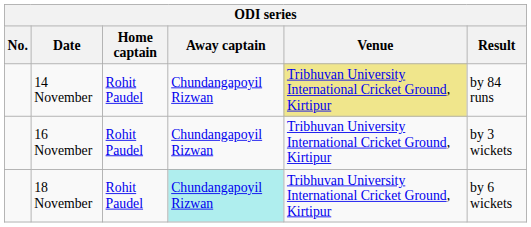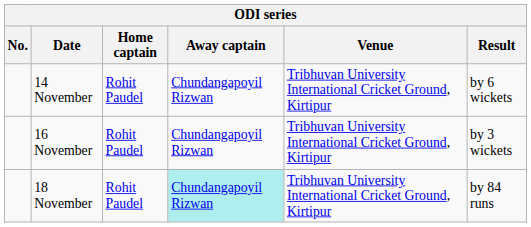(369, 90) khaki background -> (369, 90) no background
(486, 90) by 84 runs -> (491, 90) by 6 wickets
(491, 195) by 6 wickets -> (486, 195) by 84 runs
